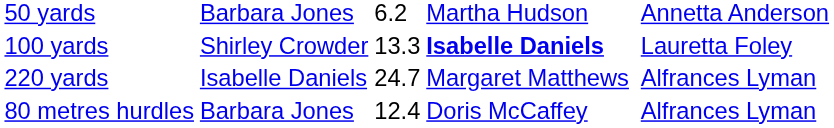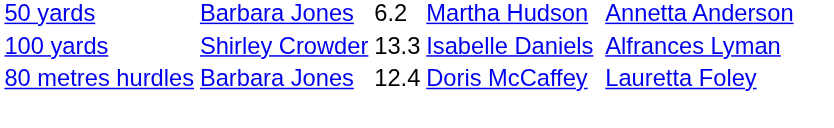(515, 46) bold -> (510, 46) normal
(716, 46) Lauretta Foley -> (693, 46) Alfrances Lyman
- row: (56, 78)
(729, 111) Alfrances Lyman -> (681, 78) Lauretta Foley
